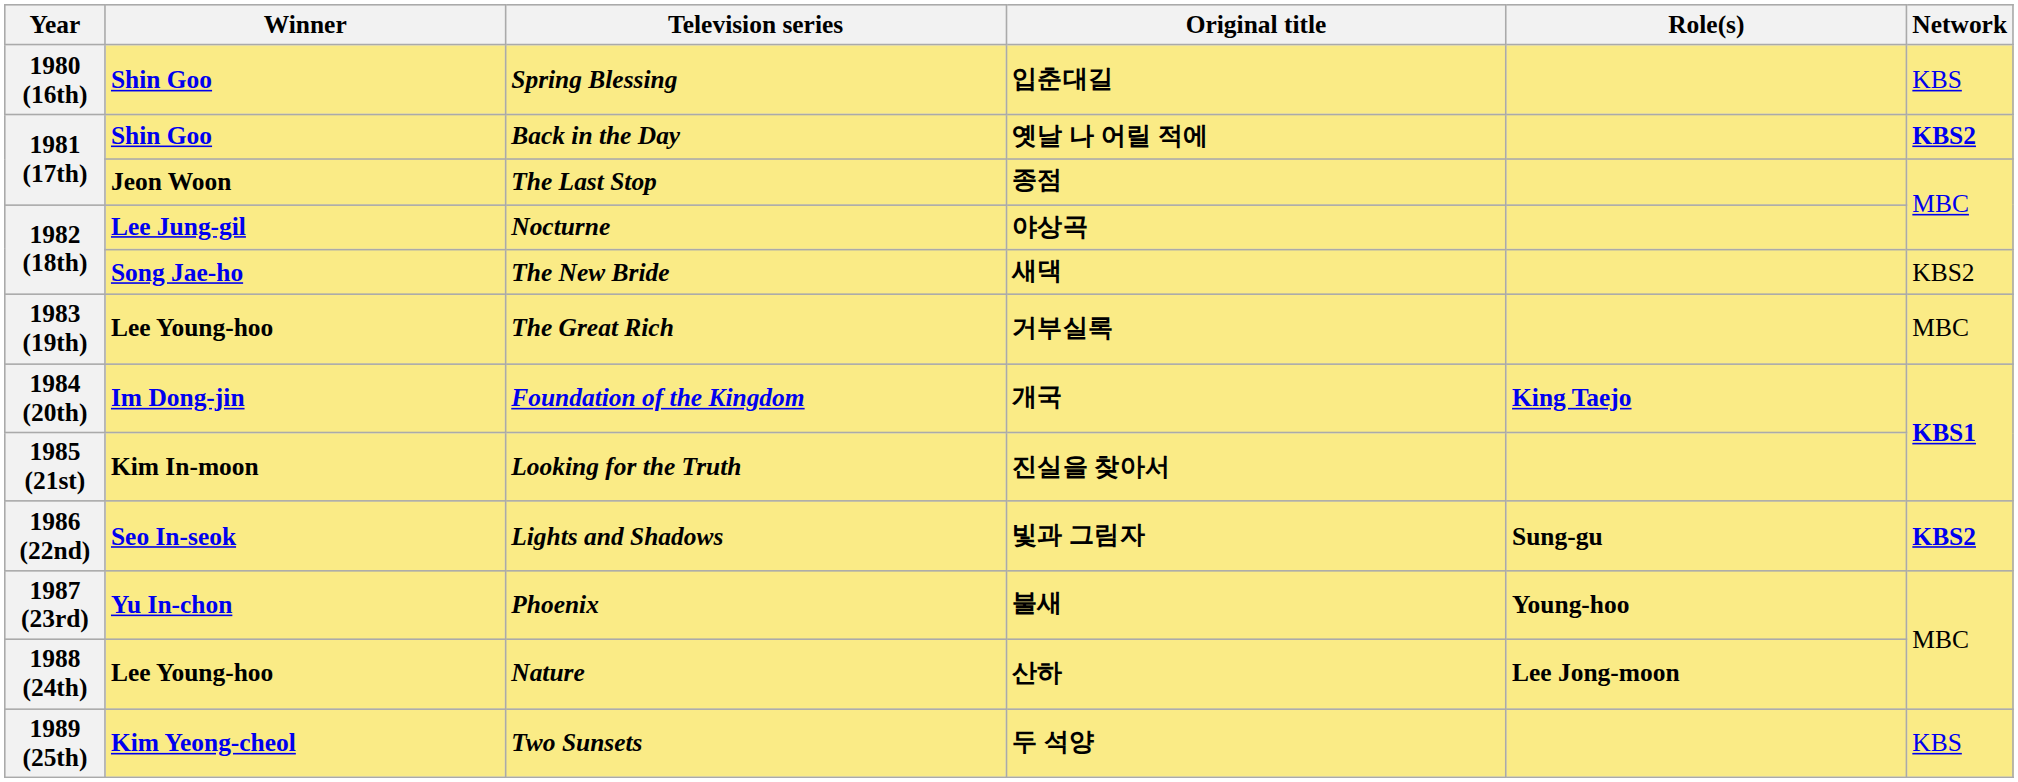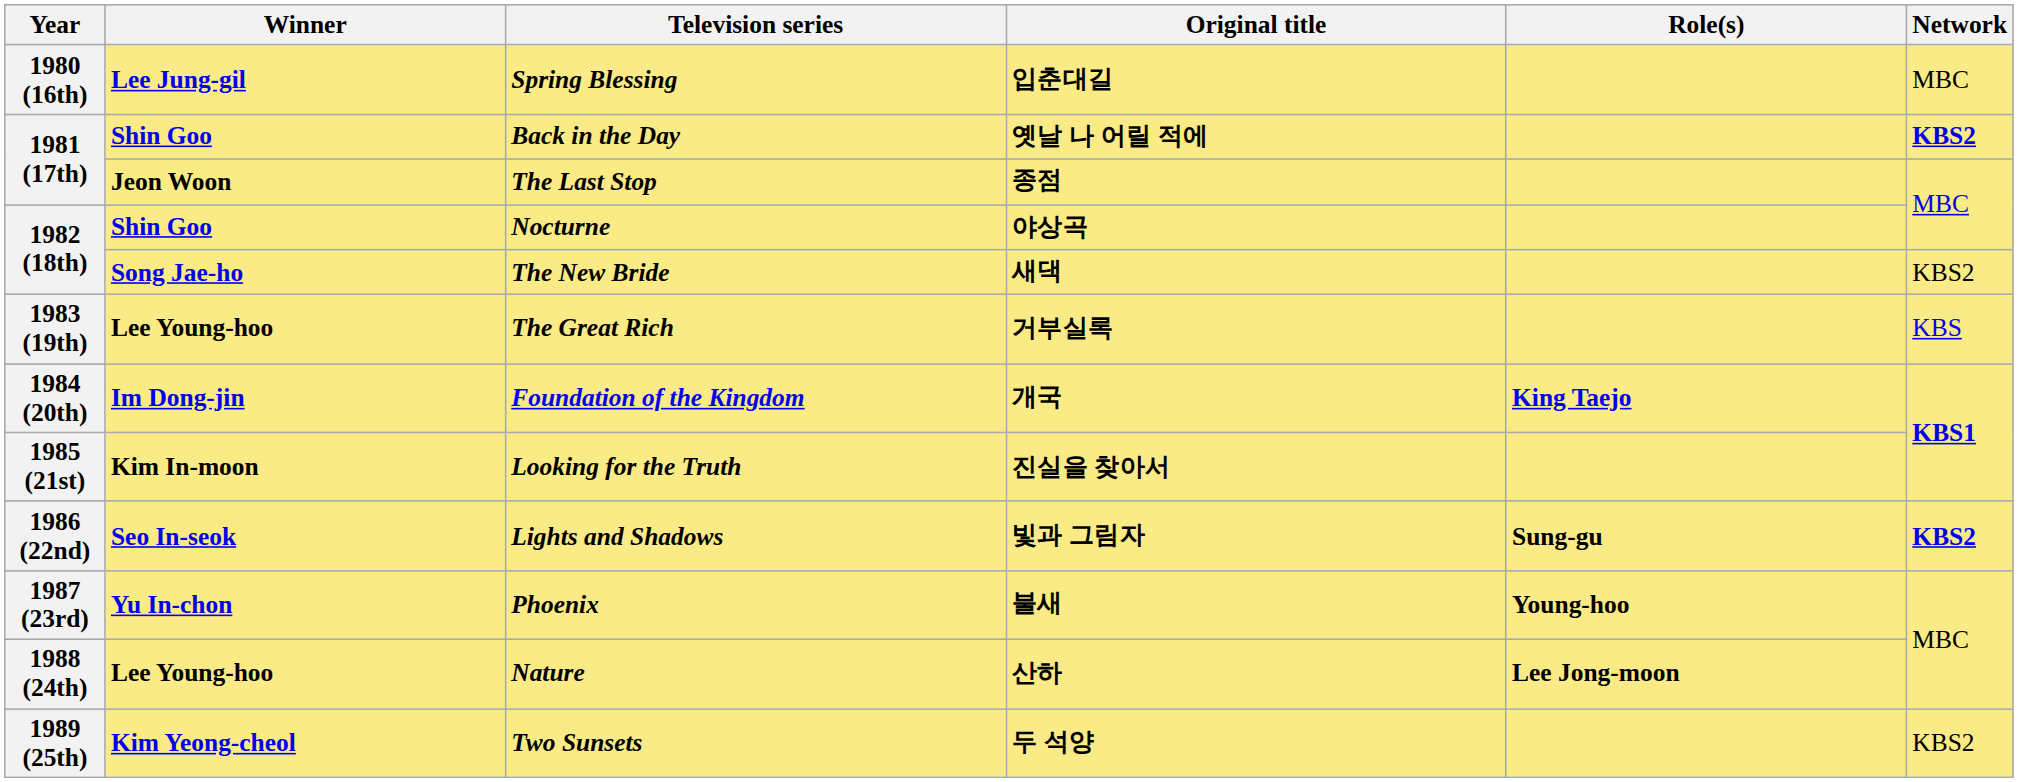(162, 79) Shin Goo -> (178, 79) Lee Jung-gil
(1937, 79) KBS -> (1941, 79) MBC
(178, 226) Lee Jung-gil -> (162, 226) Shin Goo
(1941, 328) MBC -> (1937, 328) KBS
(1937, 742) KBS -> (1943, 742) KBS2
